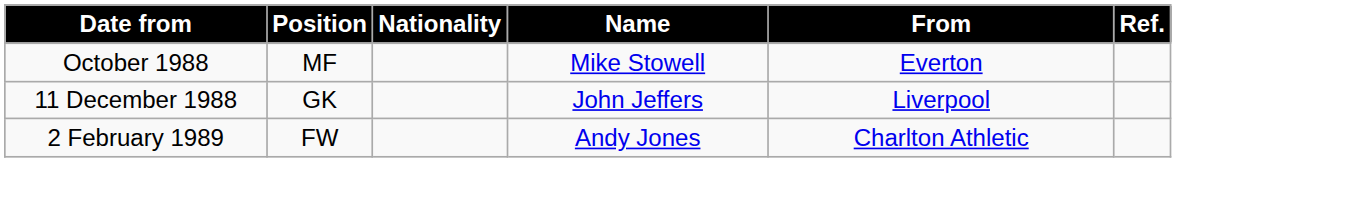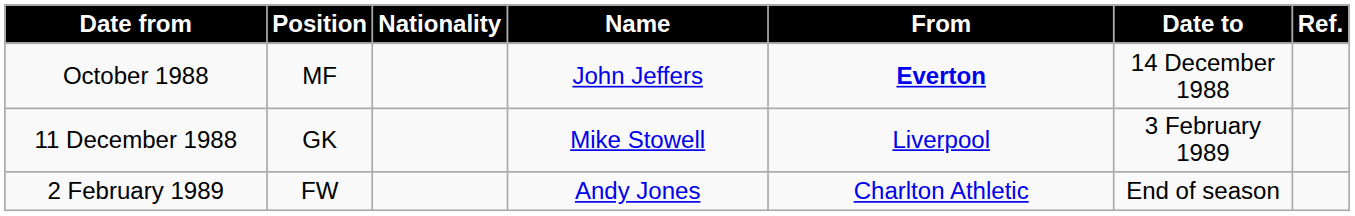+ column: (1203, 24)
(638, 62) Mike Stowell -> (638, 76) John Jeffers
(941, 62) normal -> (941, 76) bold
(638, 100) John Jeffers -> (638, 140) Mike Stowell
